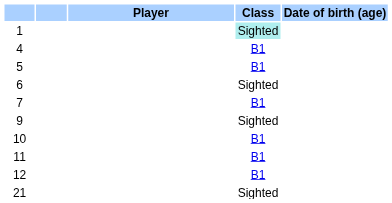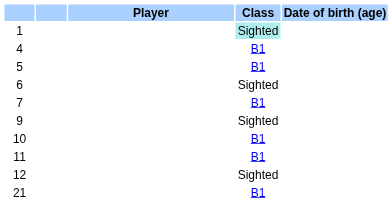(258, 174) B1 -> (258, 174) Sighted
(258, 192) Sighted -> (258, 192) B1
